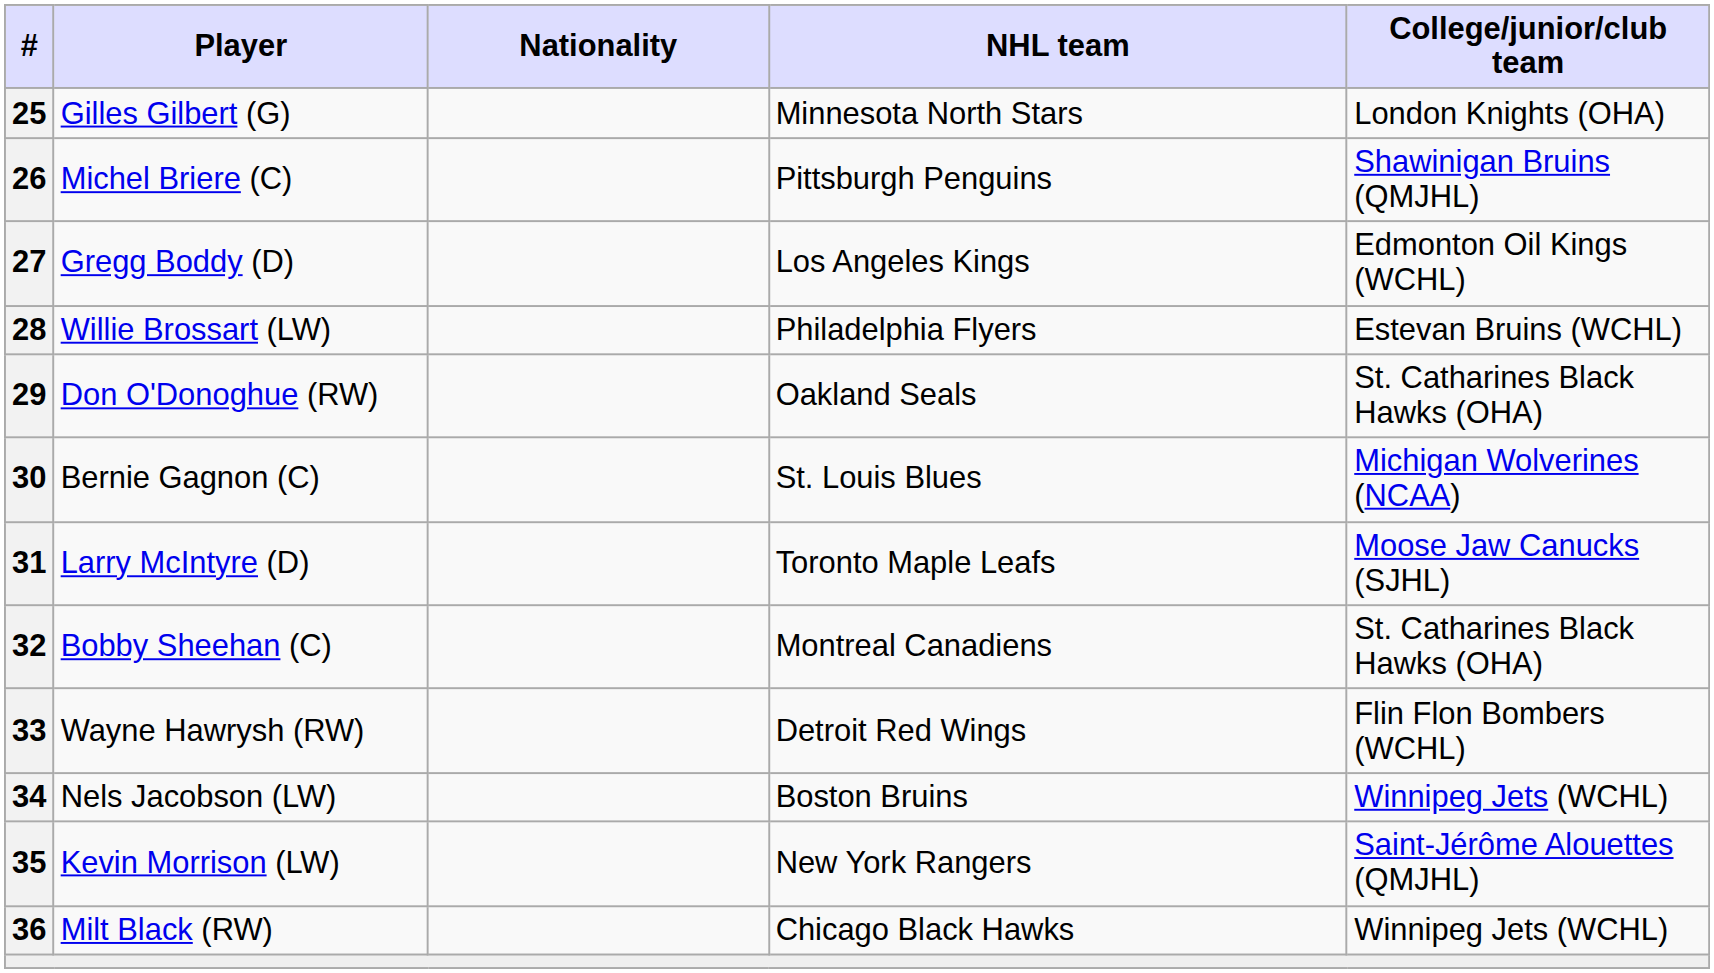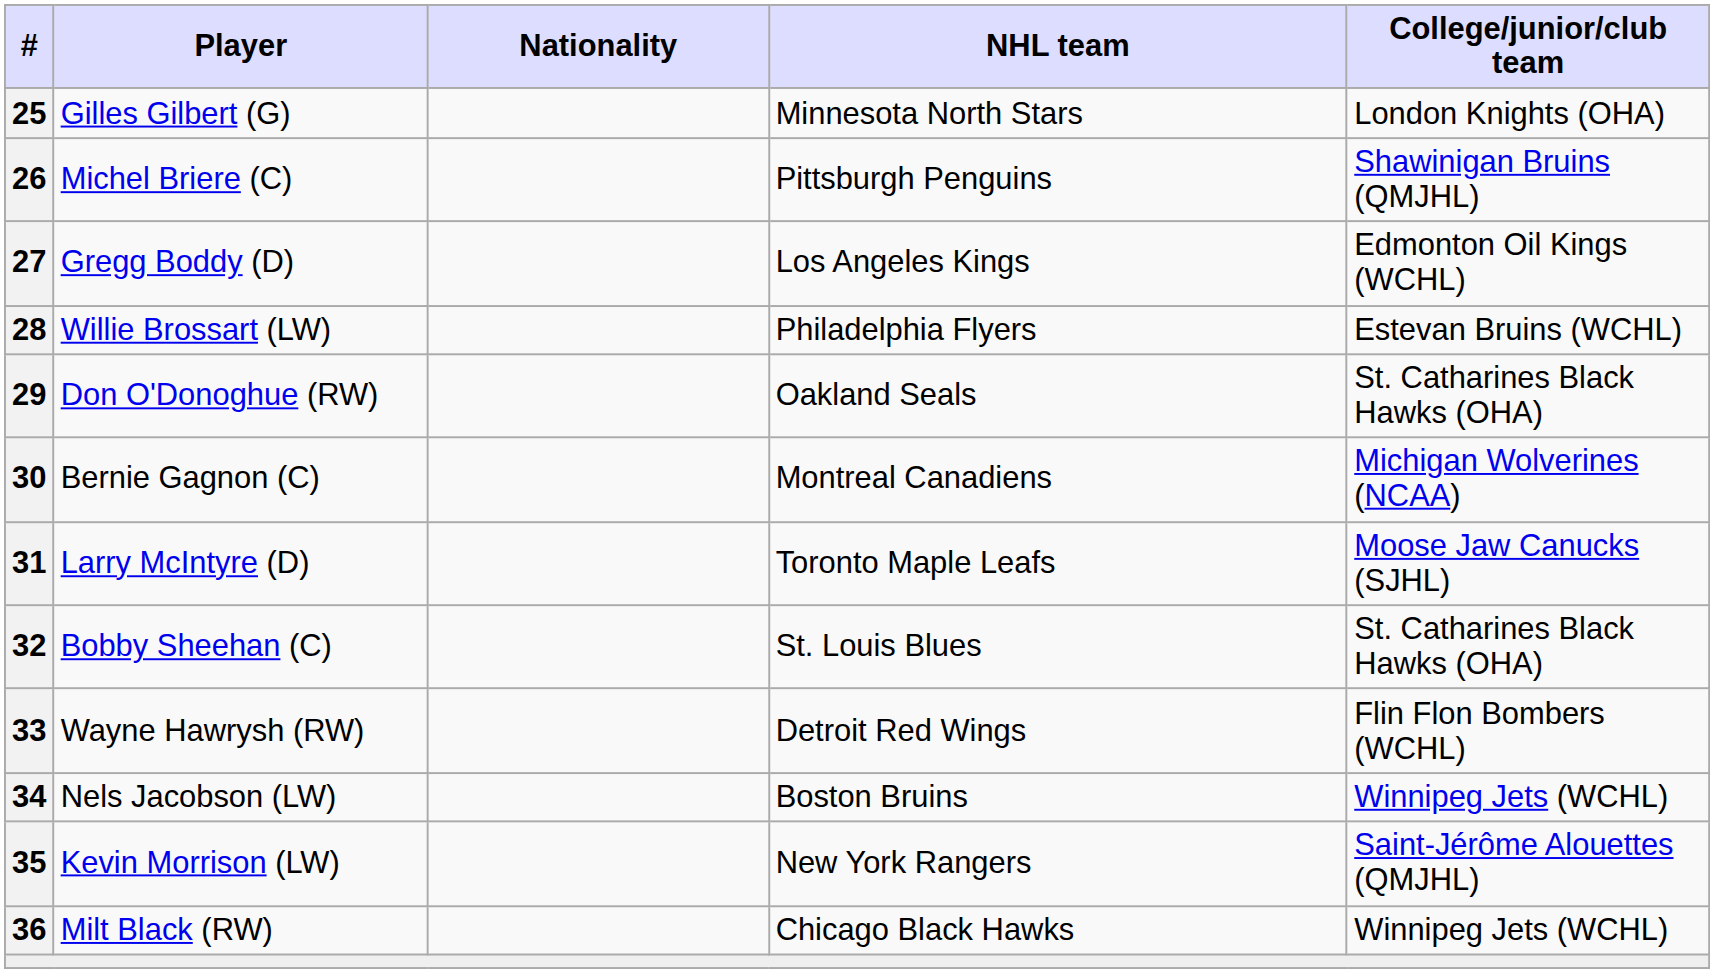(879, 479) St. Louis Blues -> (914, 479) Montreal Canadiens
(914, 646) Montreal Canadiens -> (879, 646) St. Louis Blues
